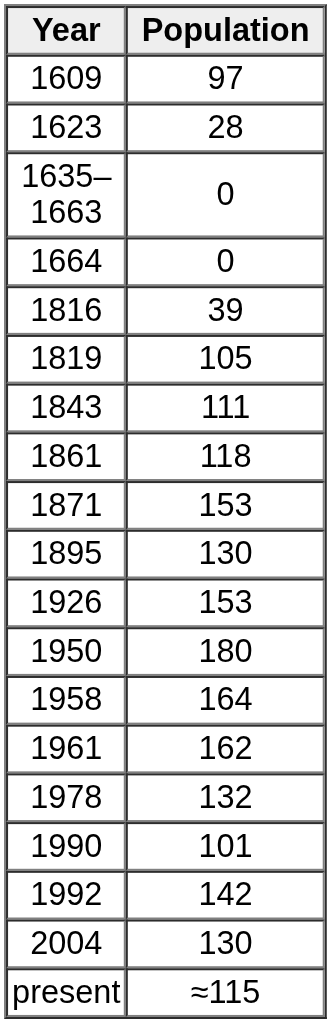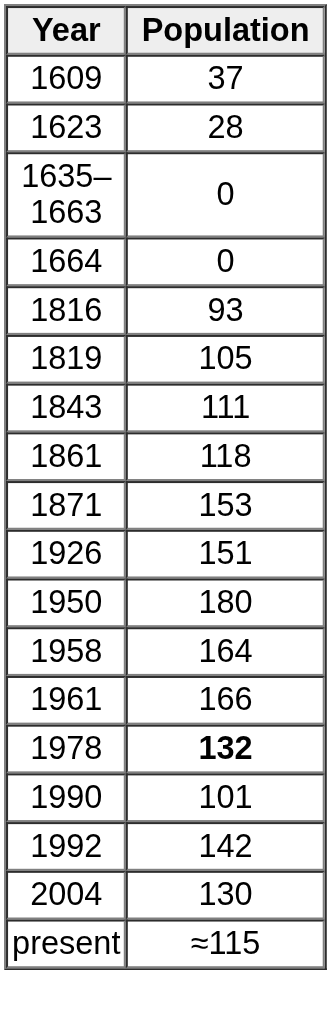(226, 78) 97 -> (226, 78) 37
(226, 310) 39 -> (226, 310) 93
- row: (66, 553)
(226, 602) 153 -> (226, 553) 151
(226, 748) 162 -> (226, 699) 166
(226, 797) normal -> (226, 748) bold
